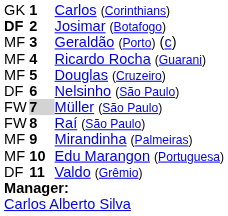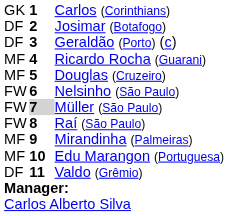(14, 26) bold -> (14, 26) normal
(15, 42) MF -> (14, 42) DF
(14, 91) DF -> (15, 91) FW
